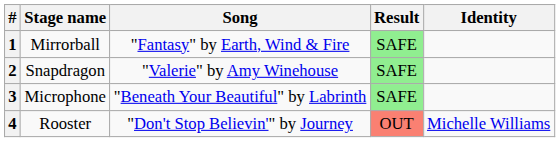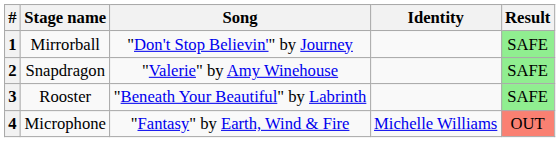columns swapped: (489, 17) <-> (397, 17)
(240, 44) "Fantasy" by Earth, Wind & Fire -> (240, 44) "Don't Stop Believin'" by Journey
(65, 96) Microphone -> (65, 96) Rooster
(65, 123) Rooster -> (65, 123) Microphone
(240, 123) "Don't Stop Believin'" by Journey -> (240, 123) "Fantasy" by Earth, Wind & Fire
